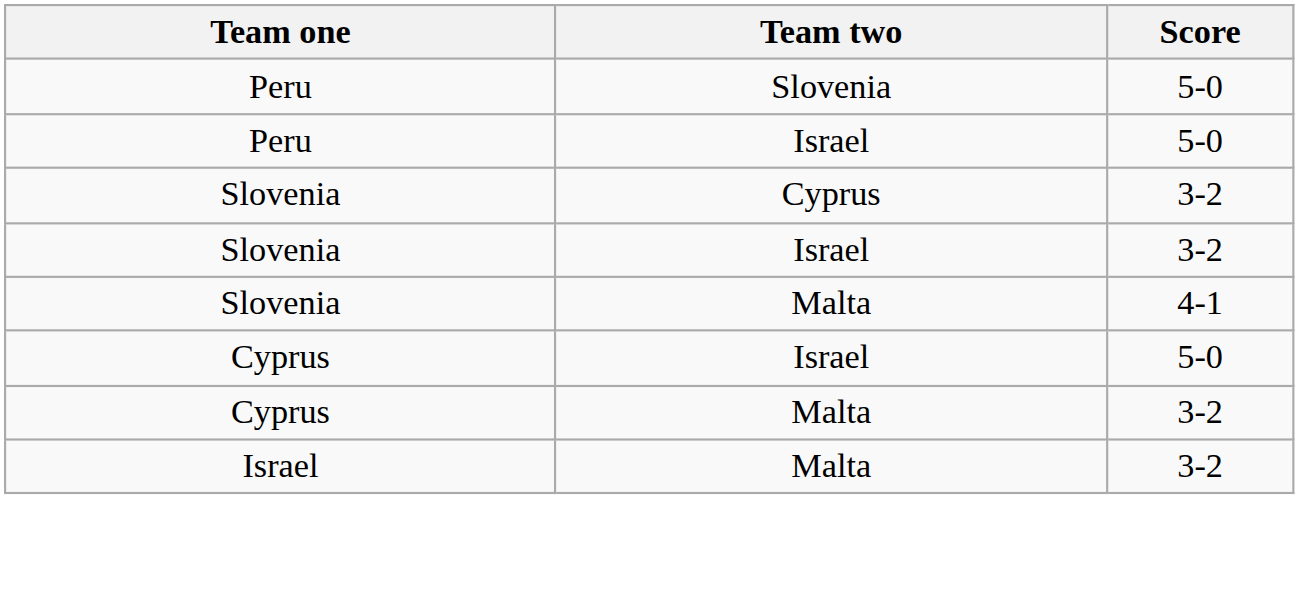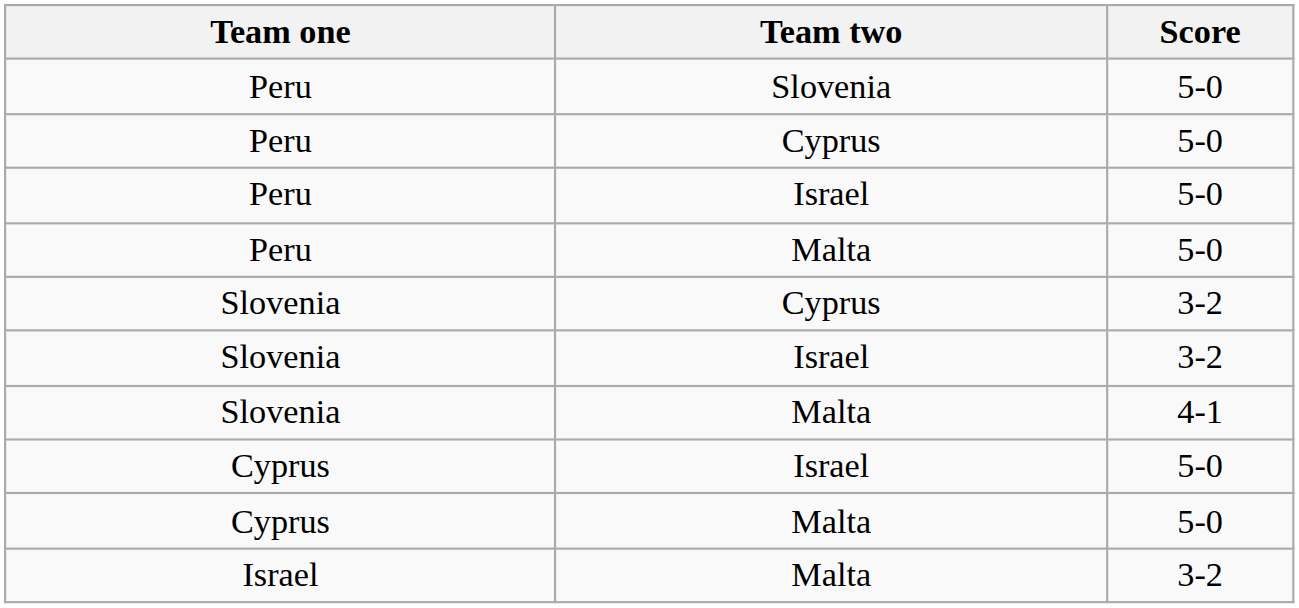+ row: (280, 140)
+ row: (280, 248)
(1200, 411) 3-2 -> (1200, 520) 5-0
